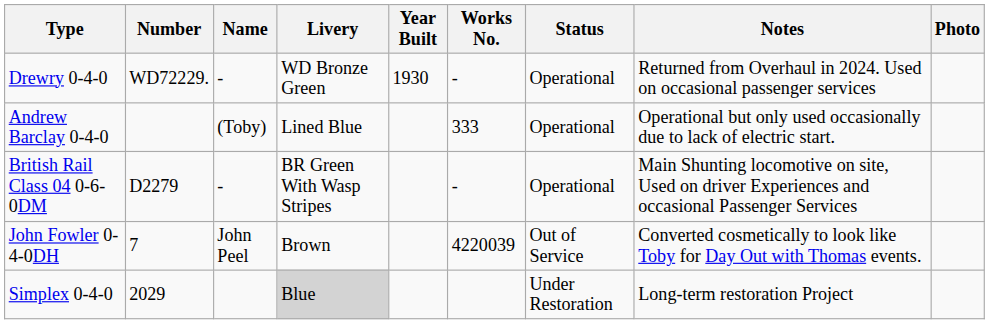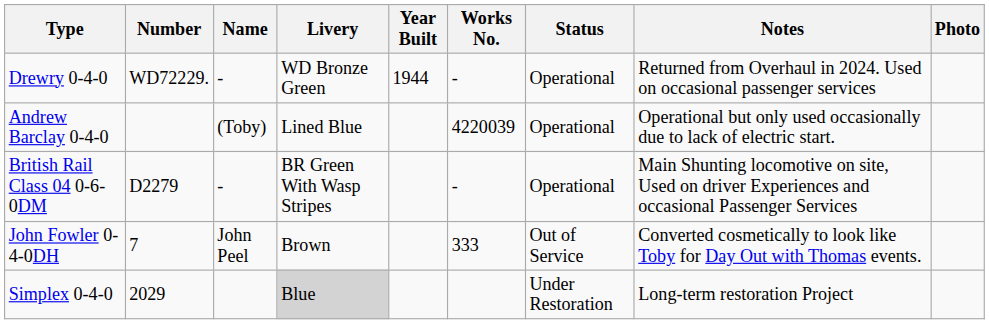(410, 78) 1930 -> (410, 78) 1944
(465, 127) 333 -> (483, 127) 4220039
(483, 245) 4220039 -> (465, 245) 333
